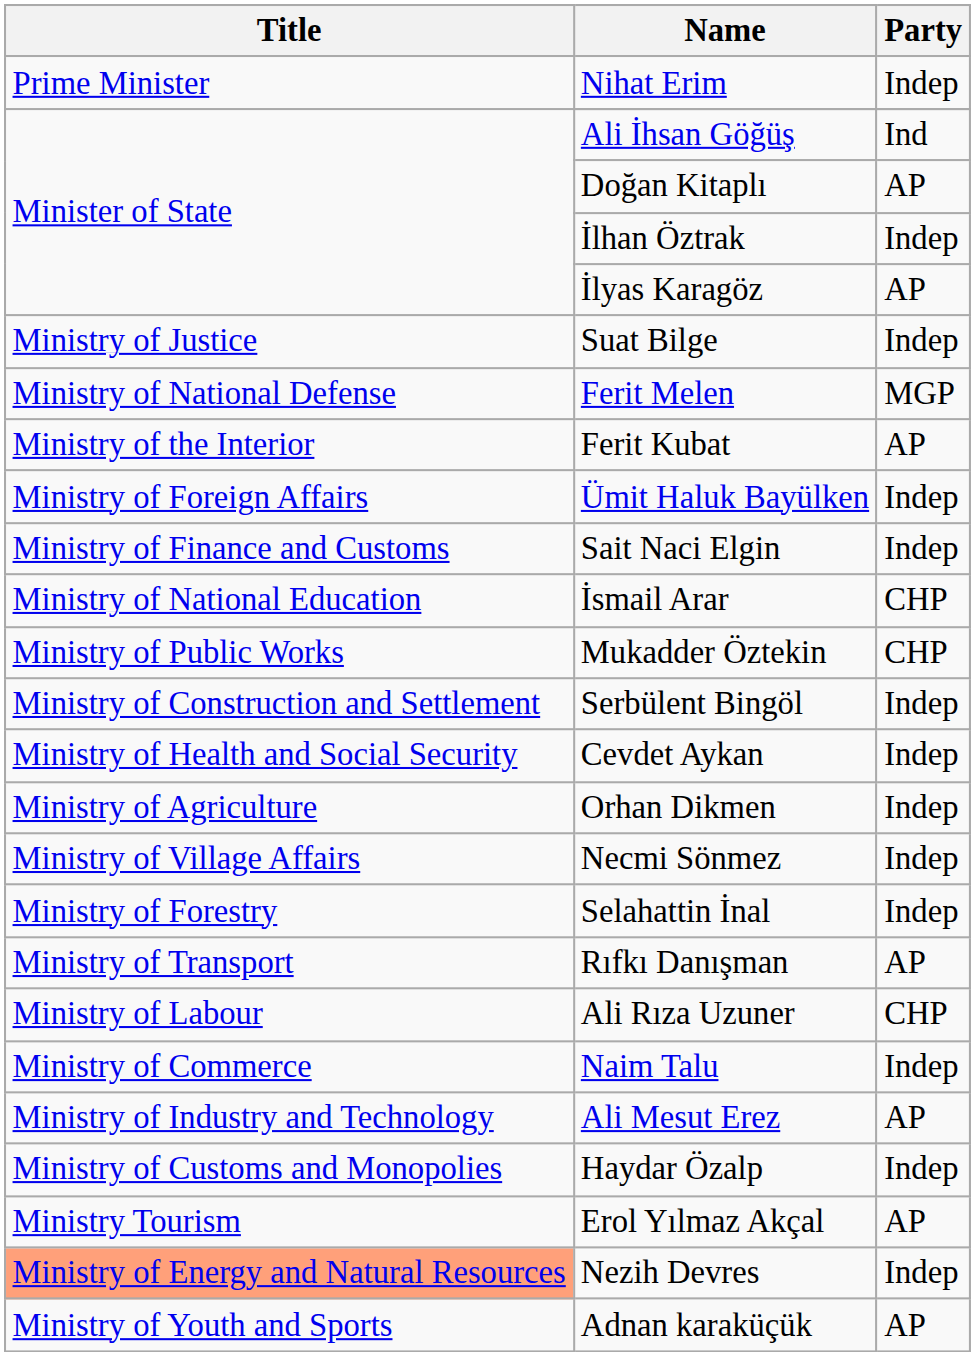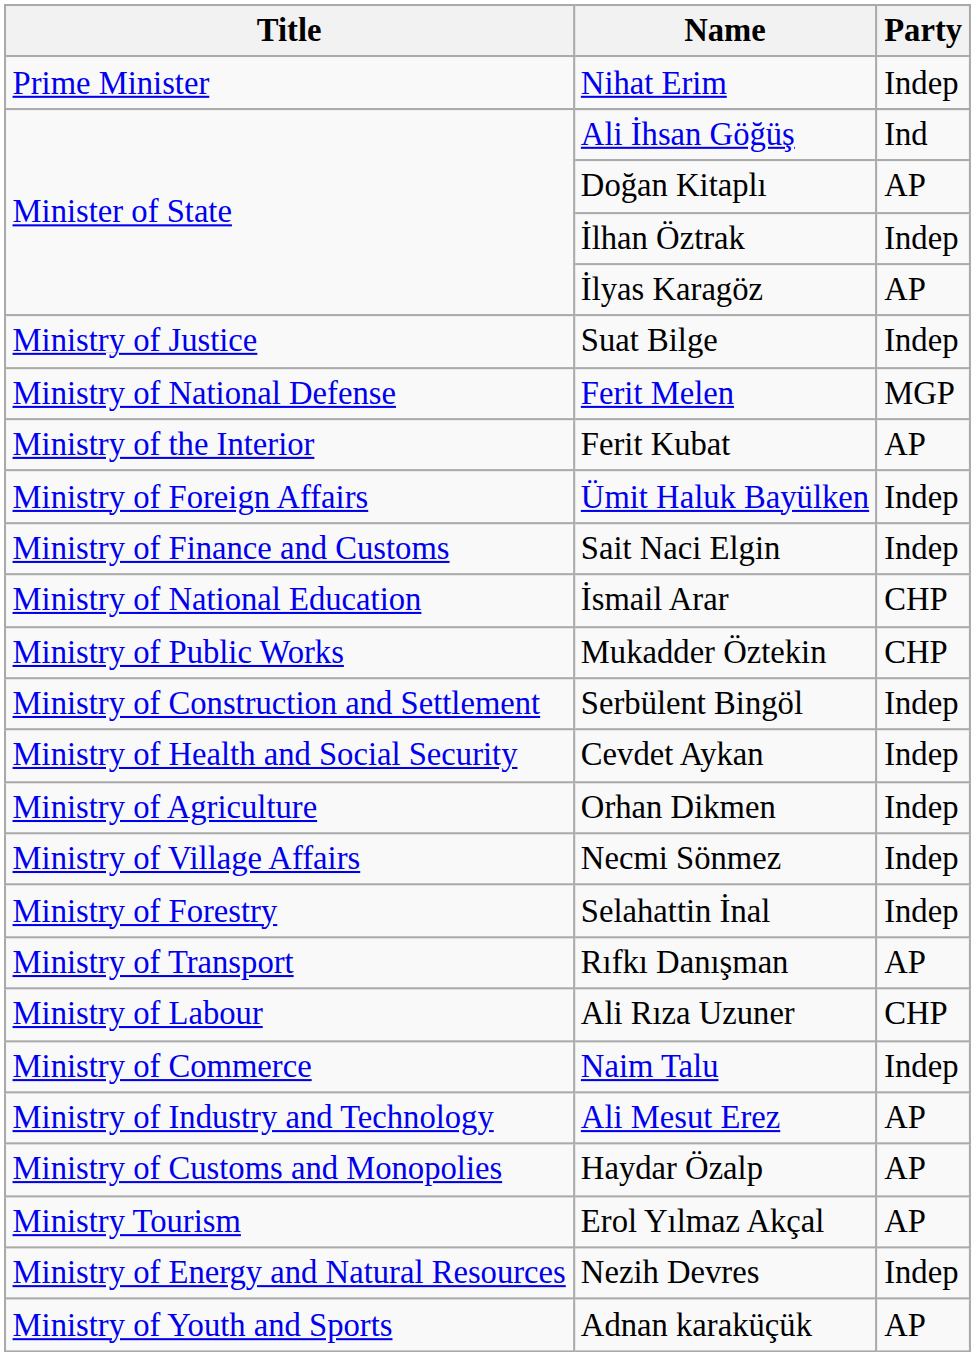(921, 1169) Indep -> (905, 1169) AP
(289, 1272) lightsalmon background -> (289, 1272) no background
